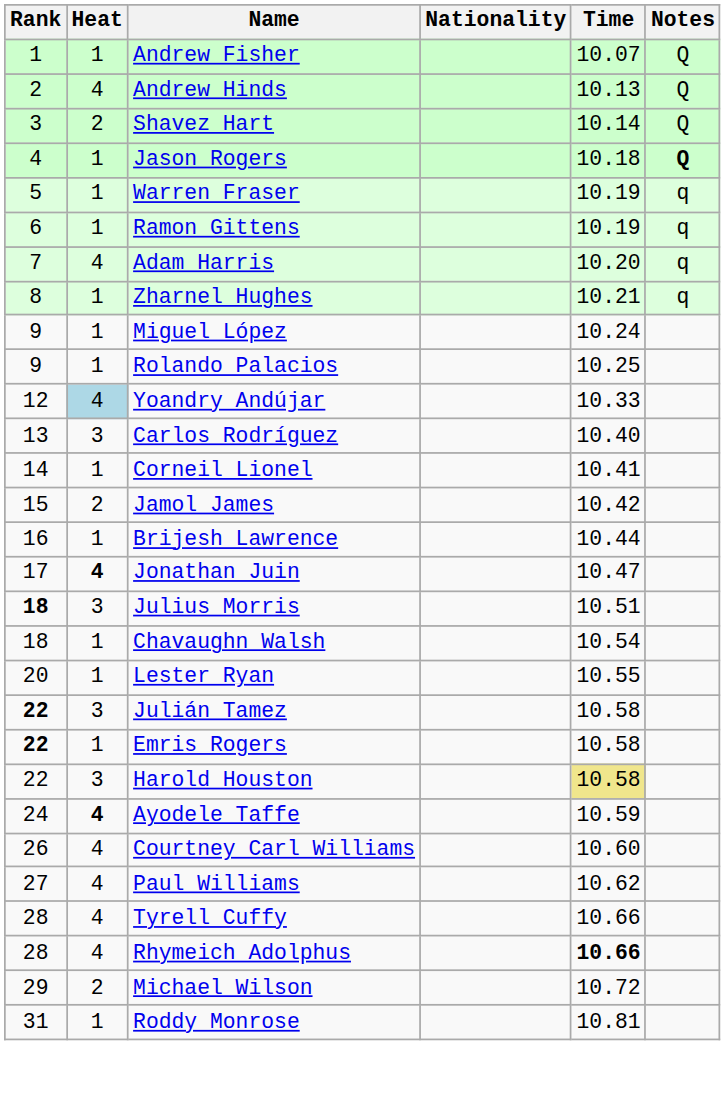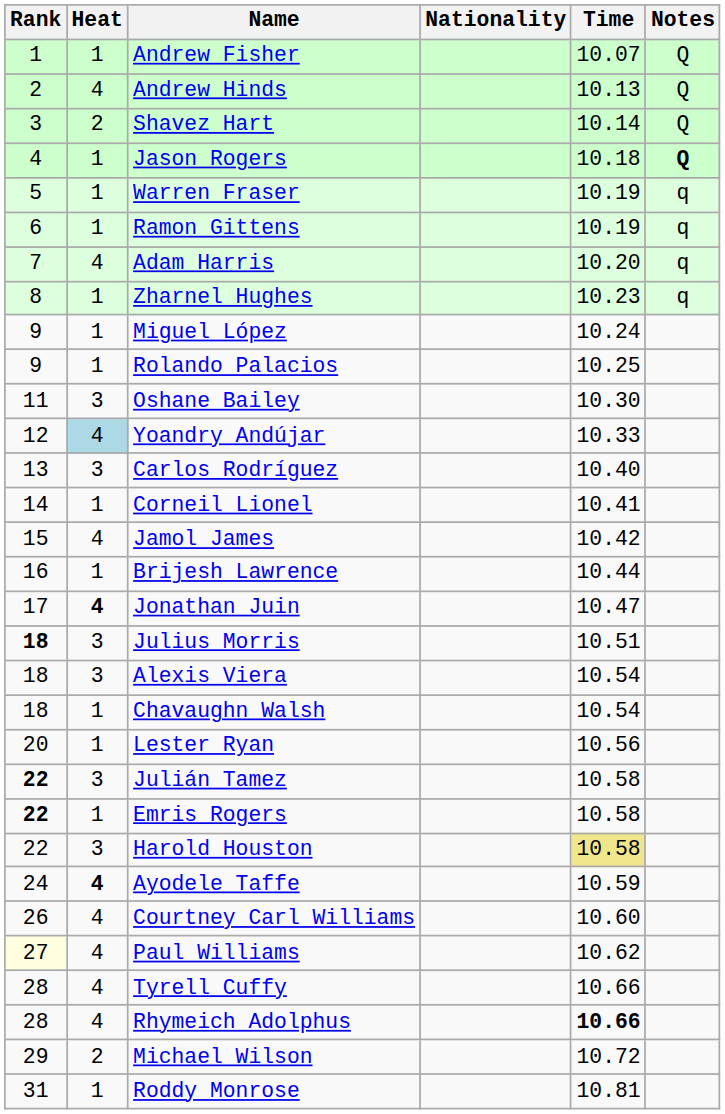(609, 298) 10.21 -> (609, 298) 10.23
+ row: (216, 402)
(97, 505) 2 -> (97, 540) 4
+ row: (210, 678)
(609, 678) 10.55 -> (609, 747) 10.56
(36, 885) no background -> (36, 954) lightyellow background
